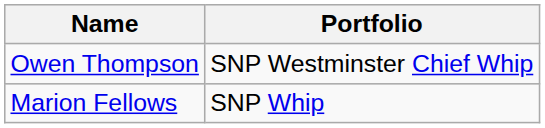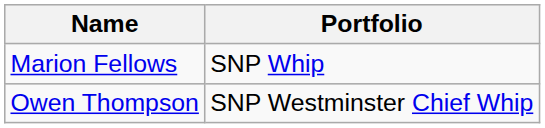rows swapped: (105, 63) <-> (94, 102)
